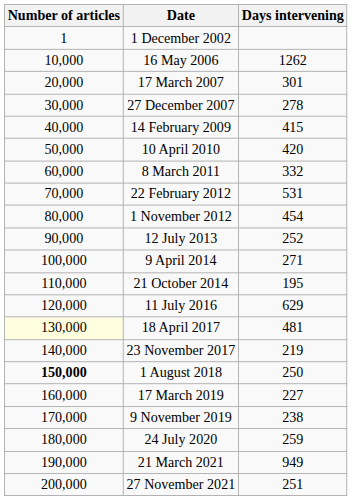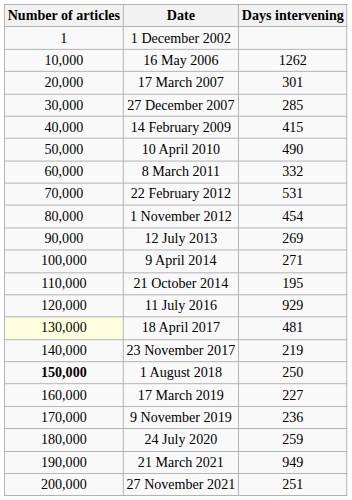(293, 104) 278 -> (293, 104) 285
(293, 149) 420 -> (293, 149) 490
(293, 238) 252 -> (293, 238) 269
(293, 305) 629 -> (293, 305) 929
(293, 417) 238 -> (293, 417) 236
